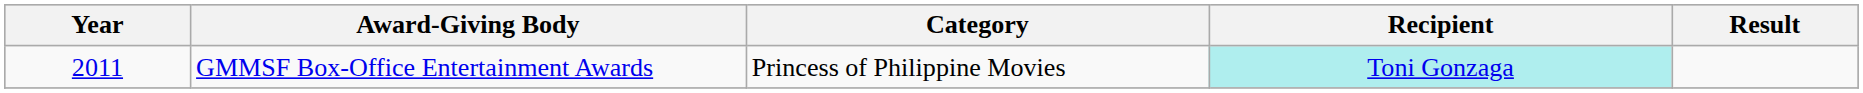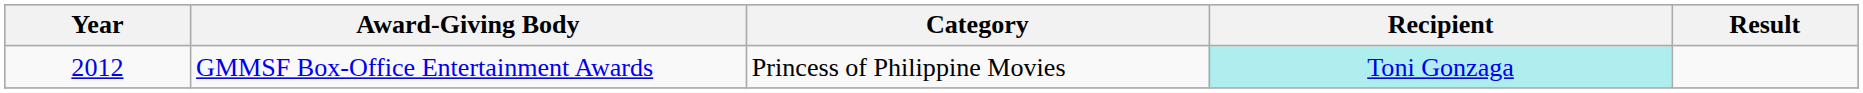(97, 66) 2011 -> (97, 66) 2012
